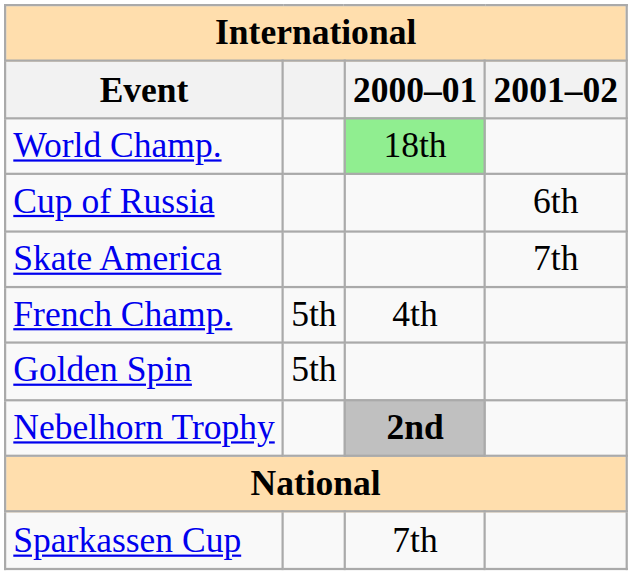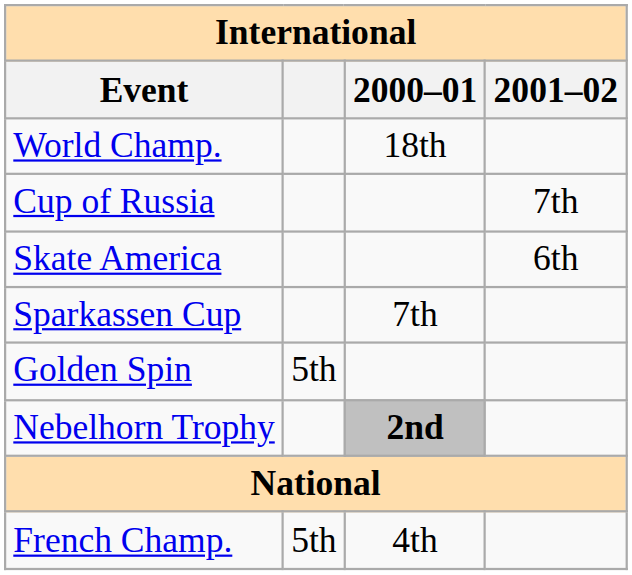(415, 145) lightgreen background -> (415, 145) no background
(556, 201) 6th -> (556, 201) 7th
(556, 257) 7th -> (556, 257) 6th
rows swapped: (127, 539) <-> (123, 314)
